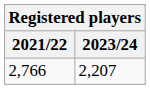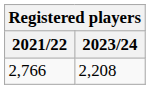(97, 71) 2,207 -> (97, 71) 2,208
